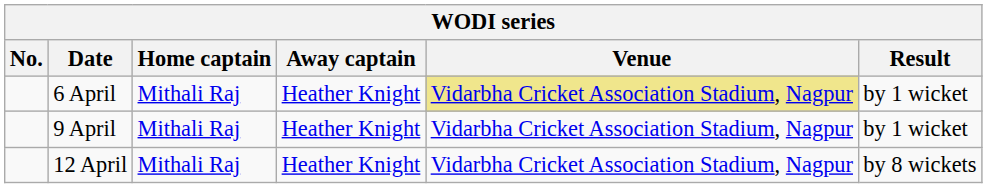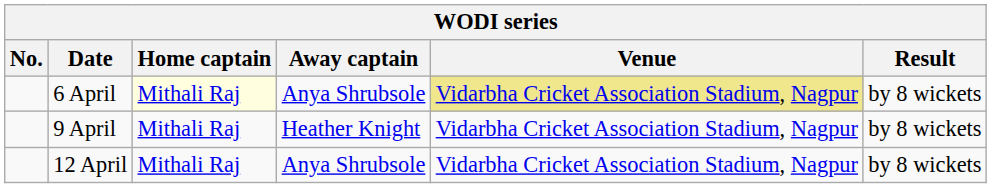(189, 93) no background -> (189, 93) lightyellow background
(351, 93) Heather Knight -> (353, 93) Anya Shrubsole
(916, 93) by 1 wicket -> (925, 93) by 8 wickets
(916, 128) by 1 wicket -> (925, 128) by 8 wickets
(351, 164) Heather Knight -> (353, 164) Anya Shrubsole
